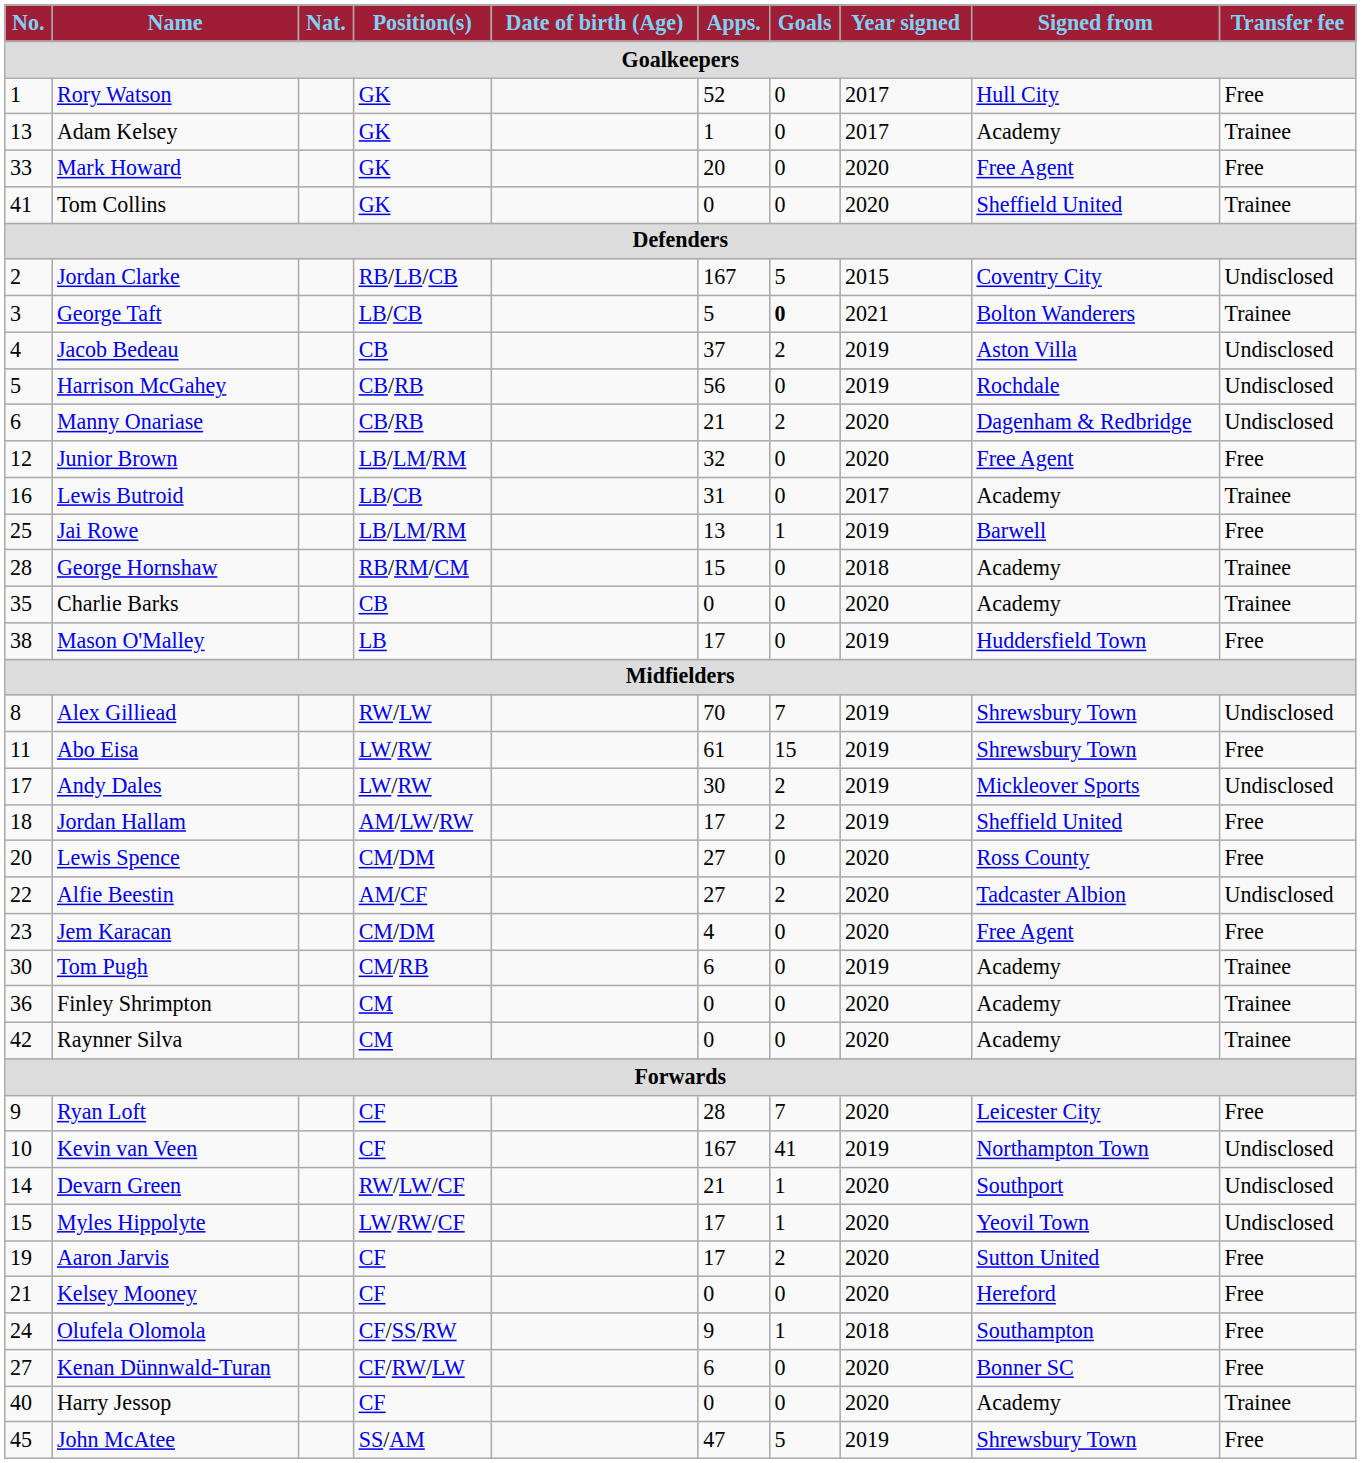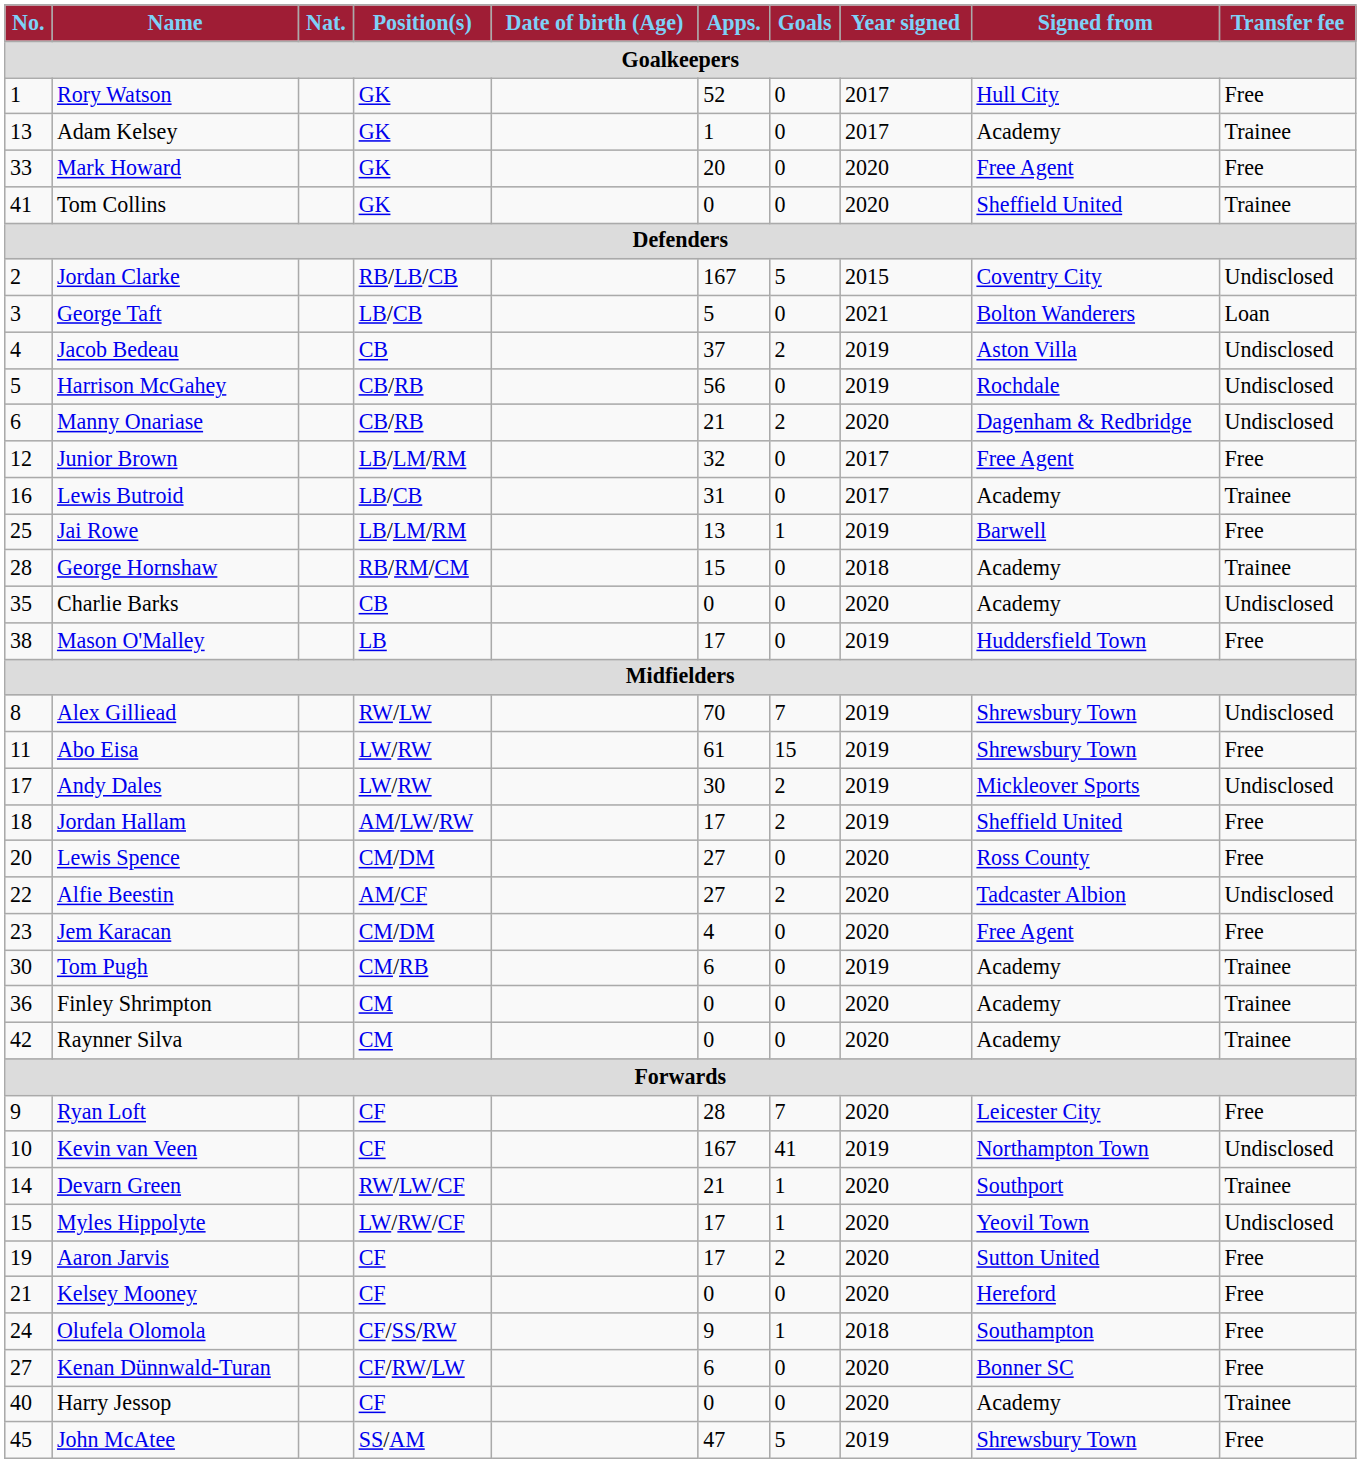(780, 313) bold -> (780, 313) normal
(1258, 313) Trainee -> (1247, 313) Loan
(867, 459) 2020 -> (867, 459) 2017
(1258, 604) Trainee -> (1279, 604) Undisclosed
(1279, 1185) Undisclosed -> (1258, 1185) Trainee
